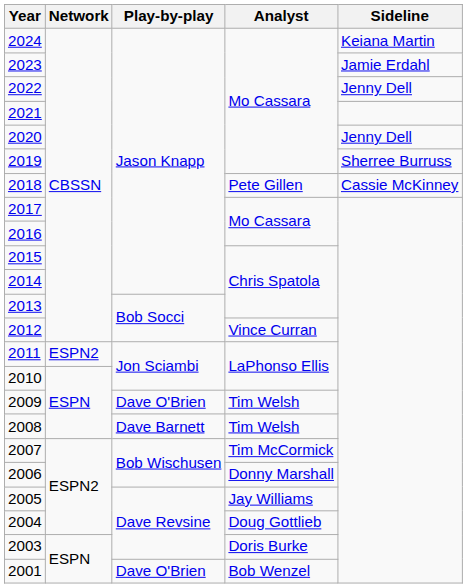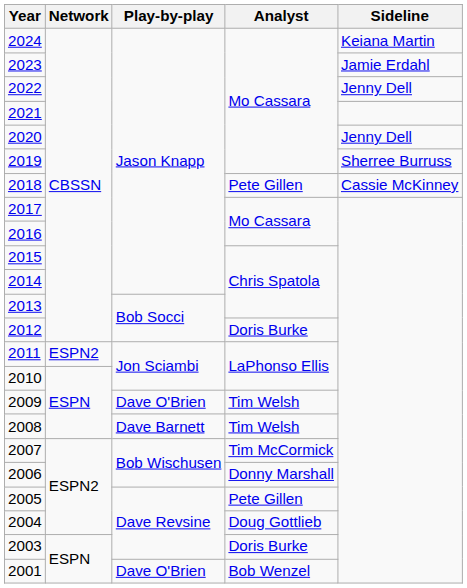(273, 329) Vince Curran -> (268, 329) Doris Burke
(271, 498) Jay Williams -> (266, 498) Pete Gillen
